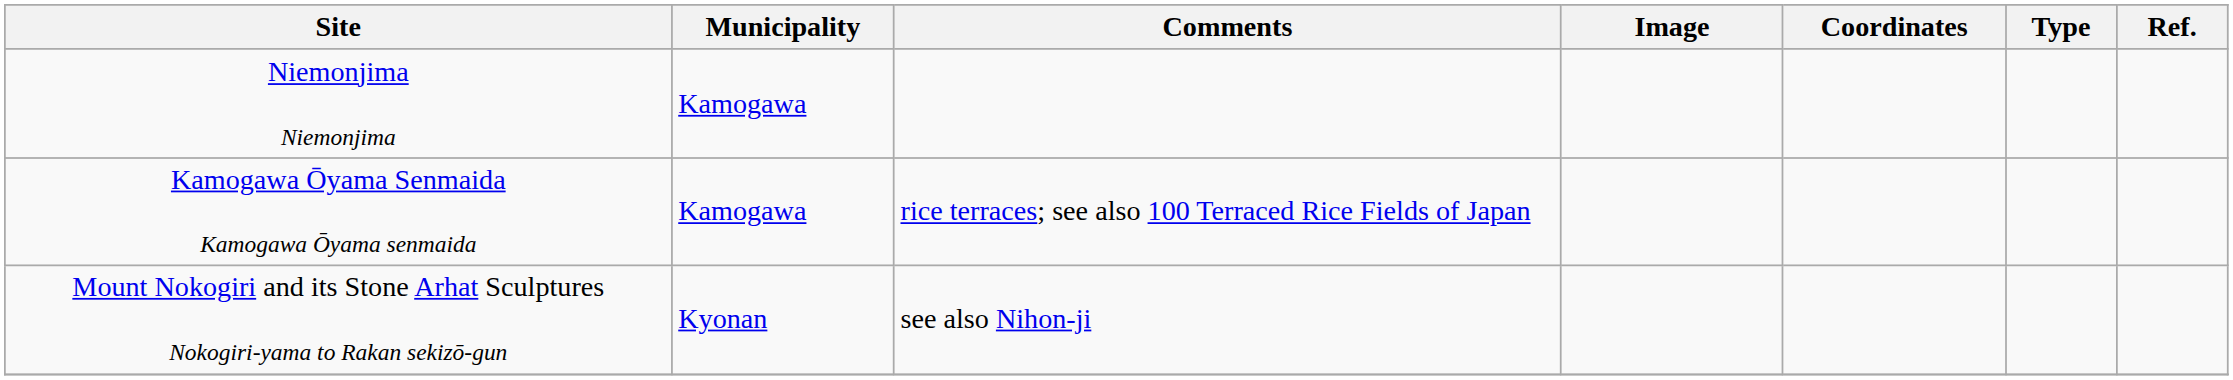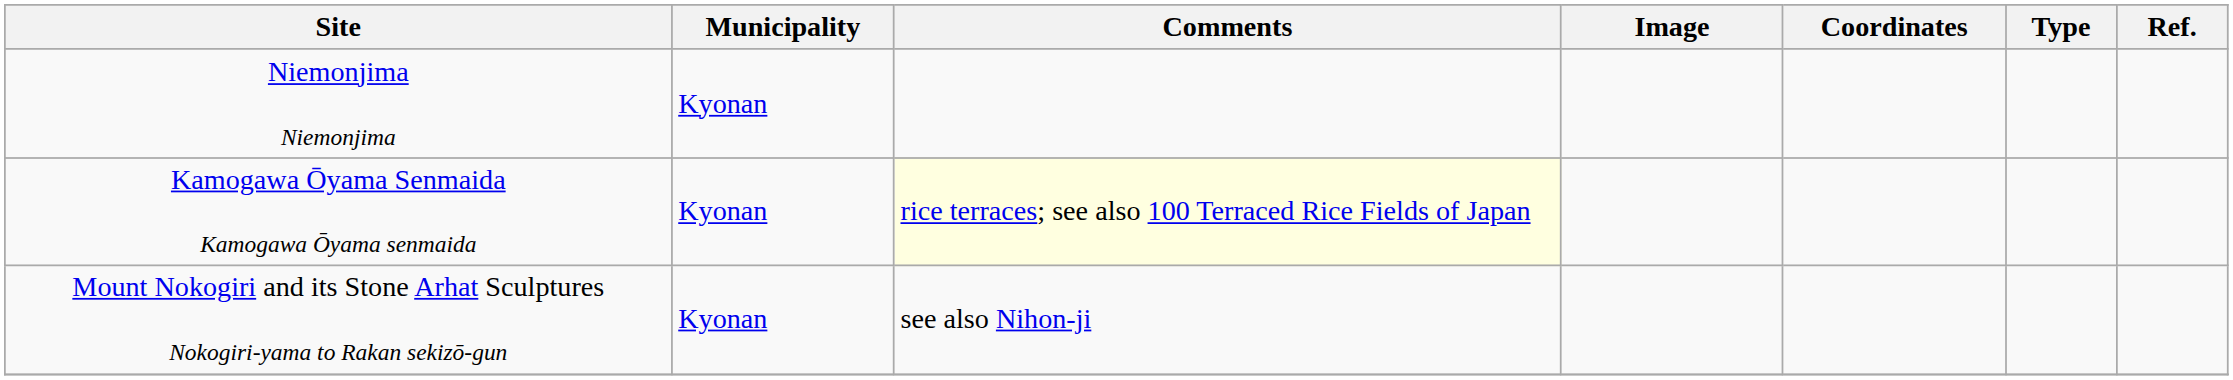(742, 103) Kamogawa -> (723, 103) Kyonan
(742, 211) Kamogawa -> (723, 211) Kyonan
(1216, 211) no background -> (1216, 211) lightyellow background
